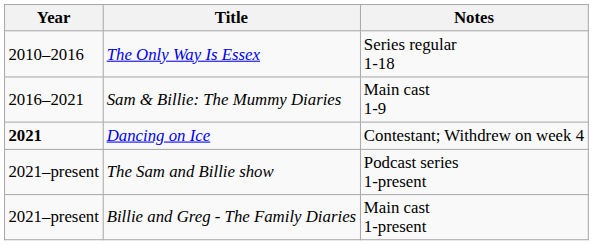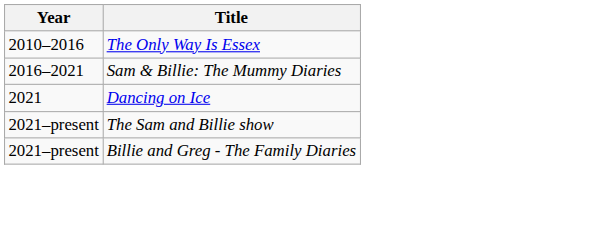- column: (474, 17)
(25, 135) bold -> (25, 97) normal
